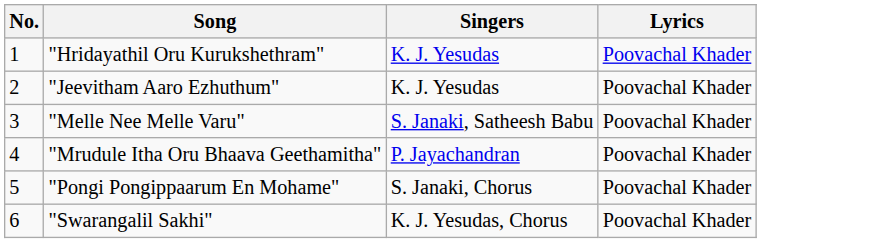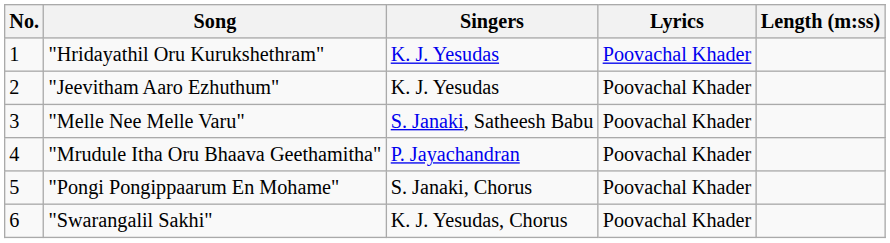+ column: (820, 21)
